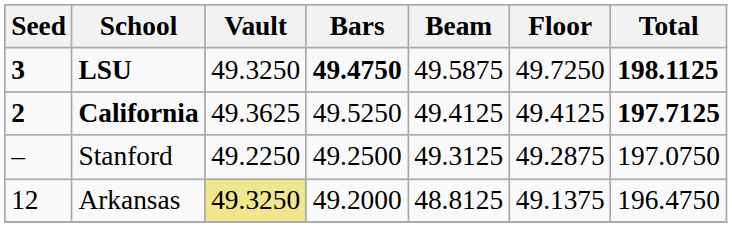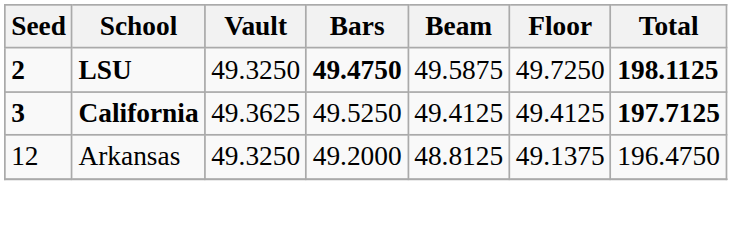(18, 69) 3 -> (18, 69) 2
(18, 112) 2 -> (18, 112) 3
- row: (126, 156)
(256, 199) khaki background -> (256, 156) no background
